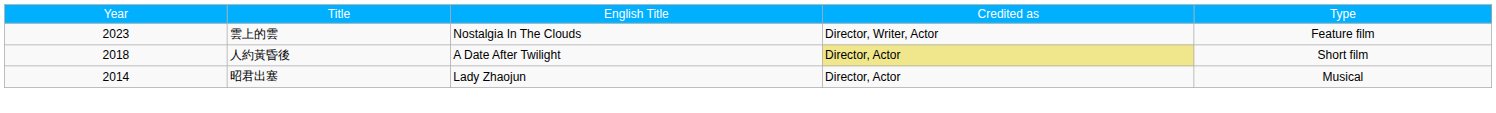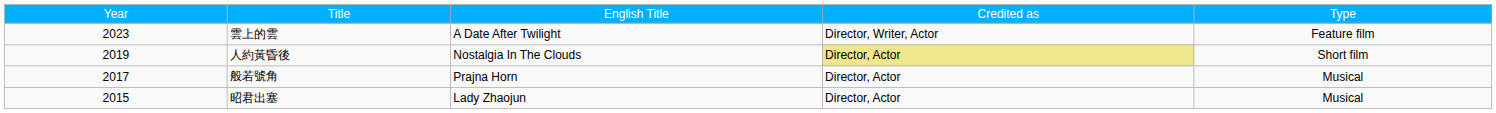(517, 34) Nostalgia In The Clouds -> (507, 34) A Date After Twilight
(116, 55) 2018 -> (116, 55) 2019
(507, 55) A Date After Twilight -> (517, 55) Nostalgia In The Clouds
+ row: (254, 76)
(116, 76) 2014 -> (116, 98) 2015
